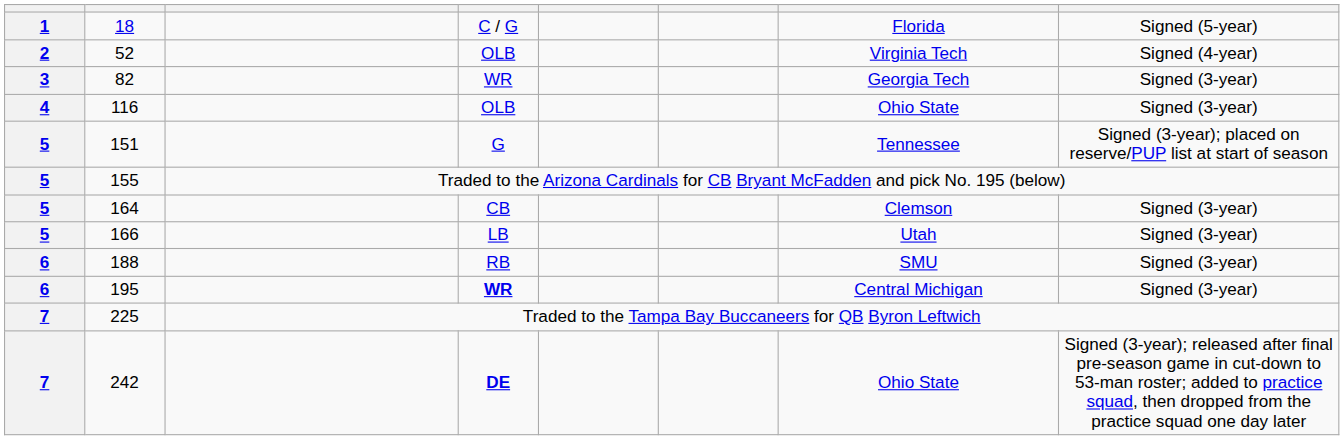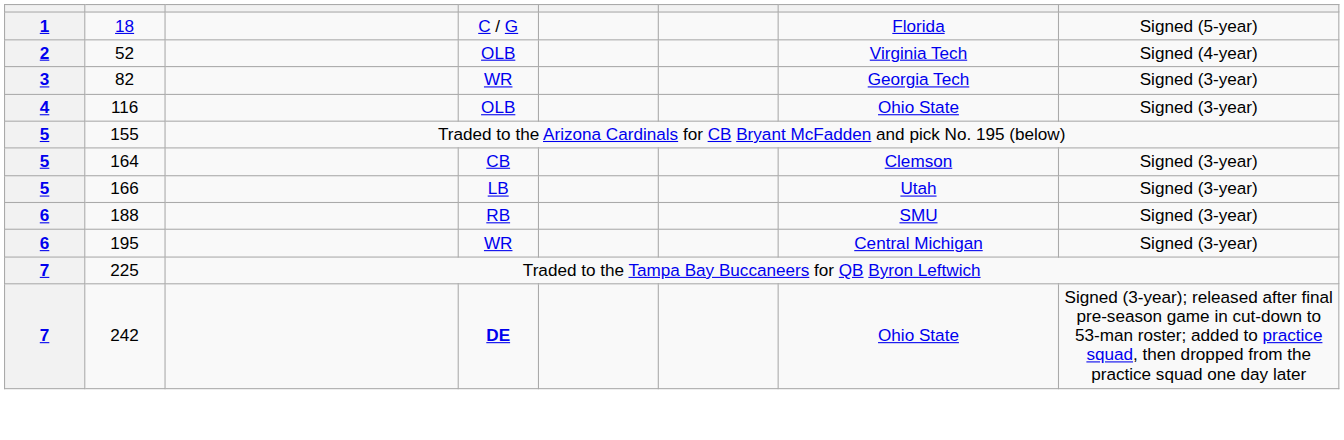- row: (125, 144)
(498, 289) bold -> (498, 243) normal
